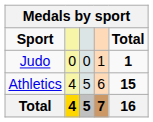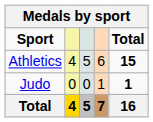rows swapped: (35, 84) <-> (35, 61)
